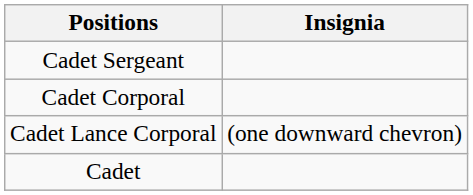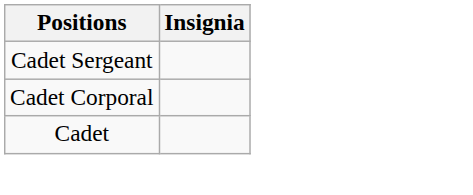- row: (113, 134)
